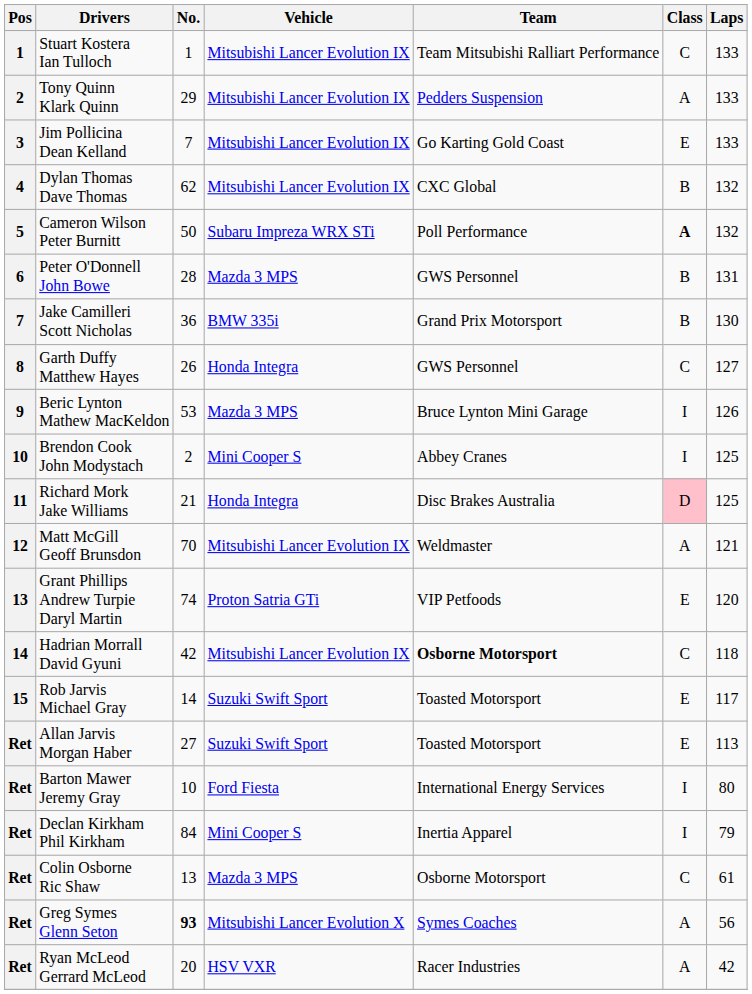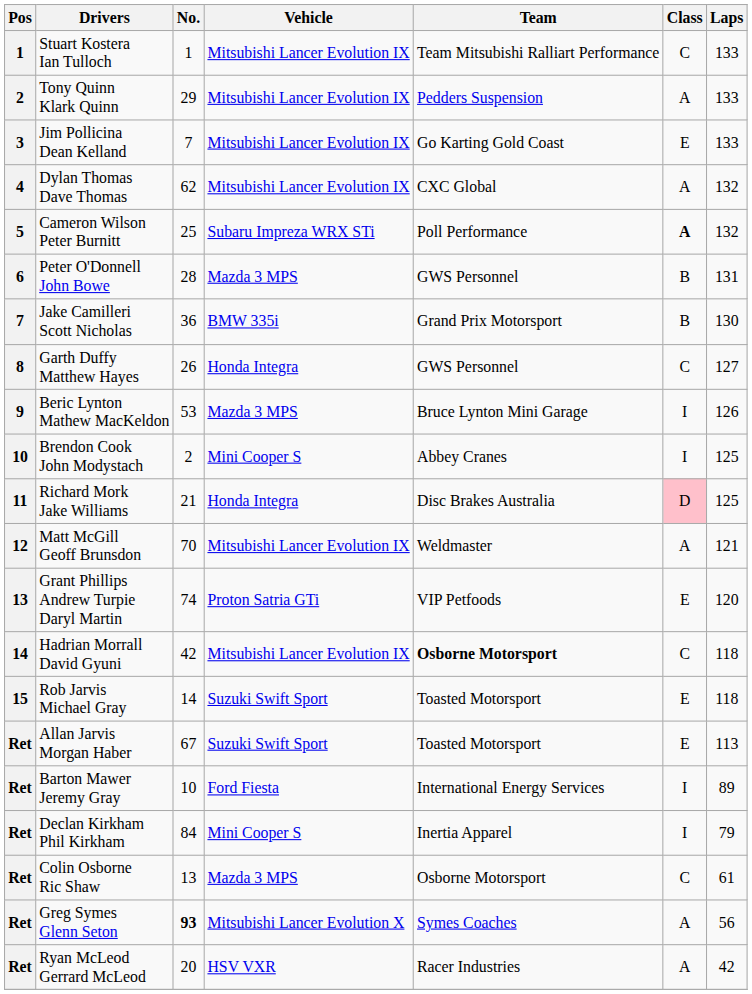(685, 187) B -> (685, 187) A
(188, 232) 50 -> (188, 232) 25
(727, 698) 117 -> (727, 698) 118
(188, 743) 27 -> (188, 743) 67
(727, 788) 80 -> (727, 788) 89
